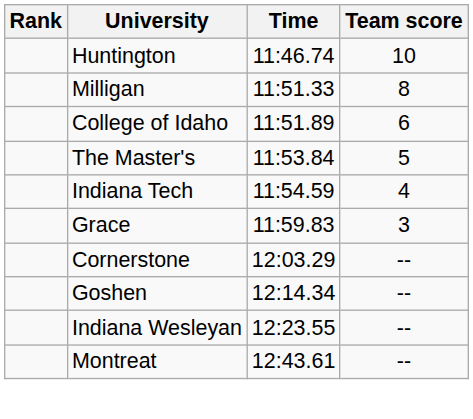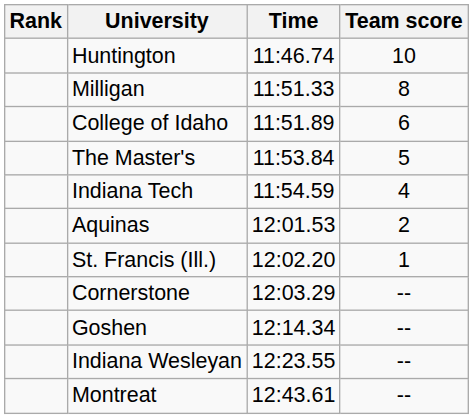- row: (101, 225)
+ row: (111, 225)
+ row: (144, 259)
